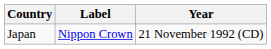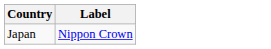- column: (201, 14)
